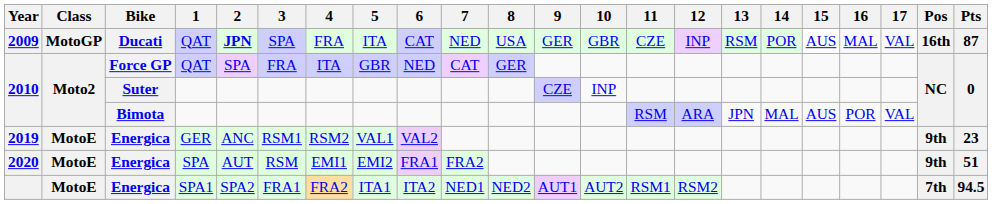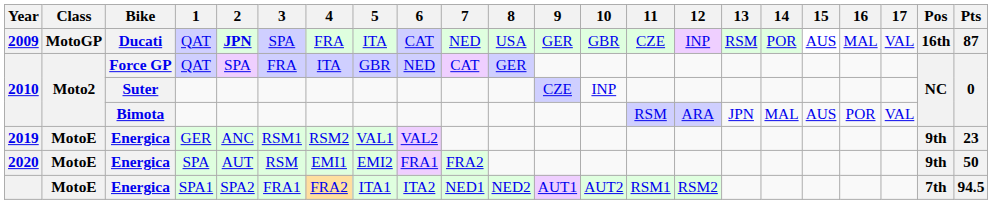(971, 162) 51 -> (971, 162) 50
